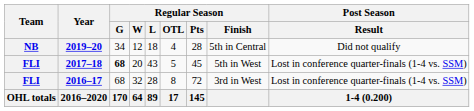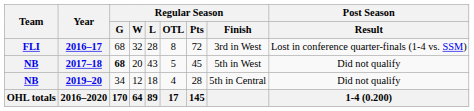rows swapped: (84, 81) <-> (84, 47)
(31, 64) FLI -> (31, 64) NB
(369, 64) Lost in conference quarter-finals (1-4 vs. SSM) -> (369, 64) Did not qualify
